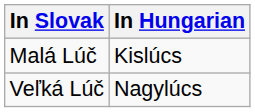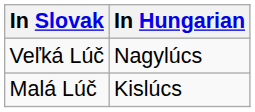rows swapped: (53, 55) <-> (57, 89)
